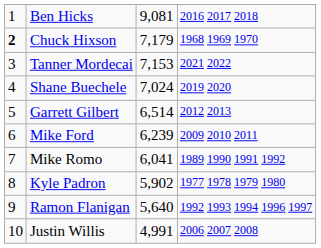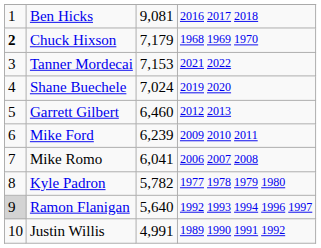(157, 111) 6,514 -> (157, 111) 6,460
(233, 159) 1989 1990 1991 1992 -> (219, 159) 2006 2007 2008
(157, 183) 5,902 -> (157, 183) 5,782
(12, 207) no background -> (12, 207) lightgrey background
(219, 231) 2006 2007 2008 -> (233, 231) 1989 1990 1991 1992
